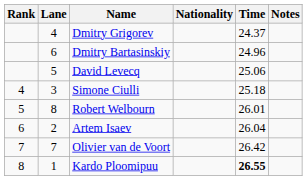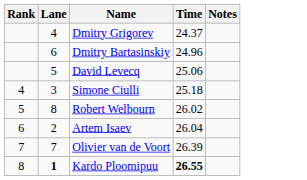- column: (204, 14)
(252, 109) 26.01 -> (189, 109) 26.02
(252, 147) 26.42 -> (189, 147) 26.39
(54, 166) normal -> (54, 166) bold
